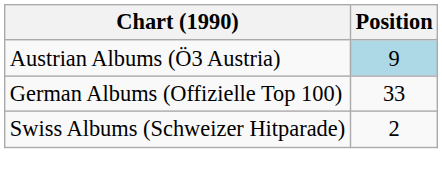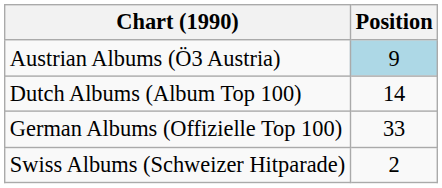+ row: (156, 93)
